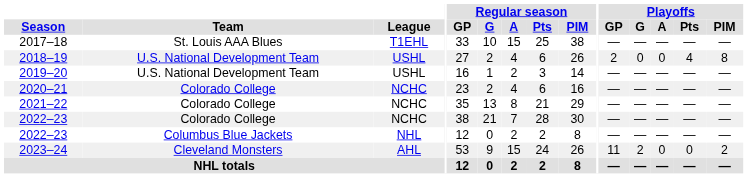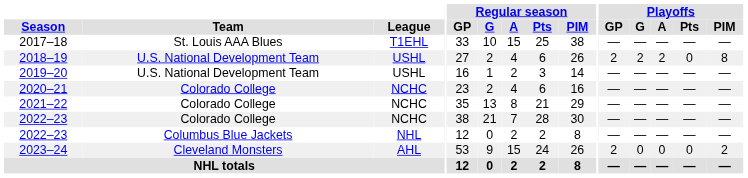(640, 58) 0 -> (640, 58) 2
(662, 58) 0 -> (662, 58) 2
(689, 58) 4 -> (689, 58) 0
(614, 150) 11 -> (614, 150) 2
(640, 150) 2 -> (640, 150) 0
